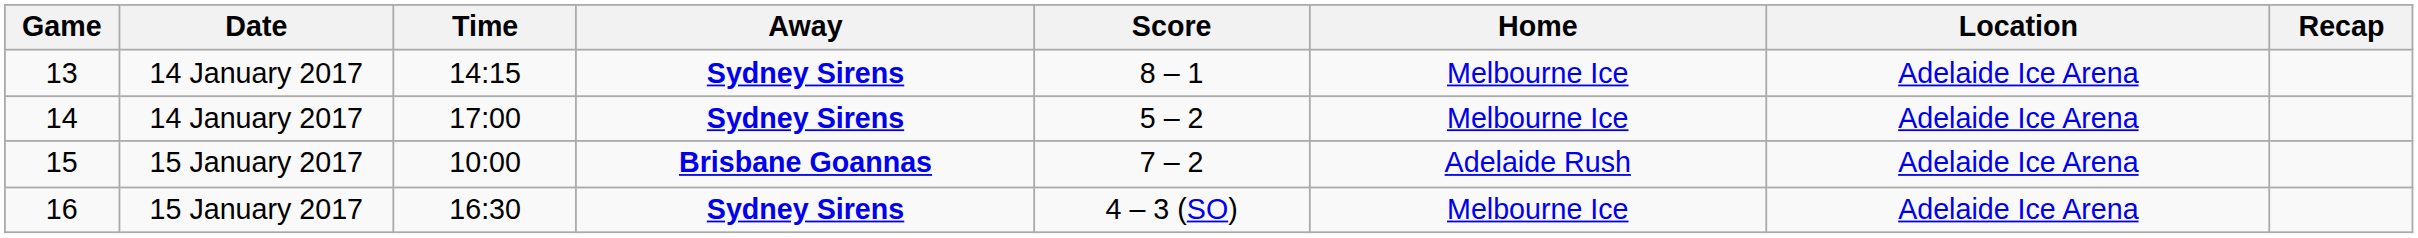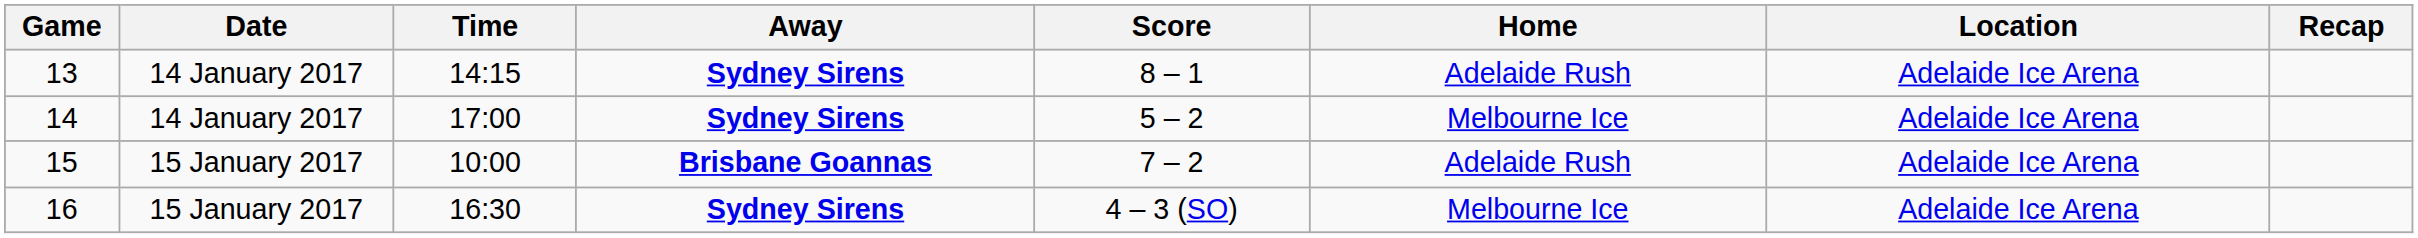(1538, 72) Melbourne Ice -> (1538, 72) Adelaide Rush
